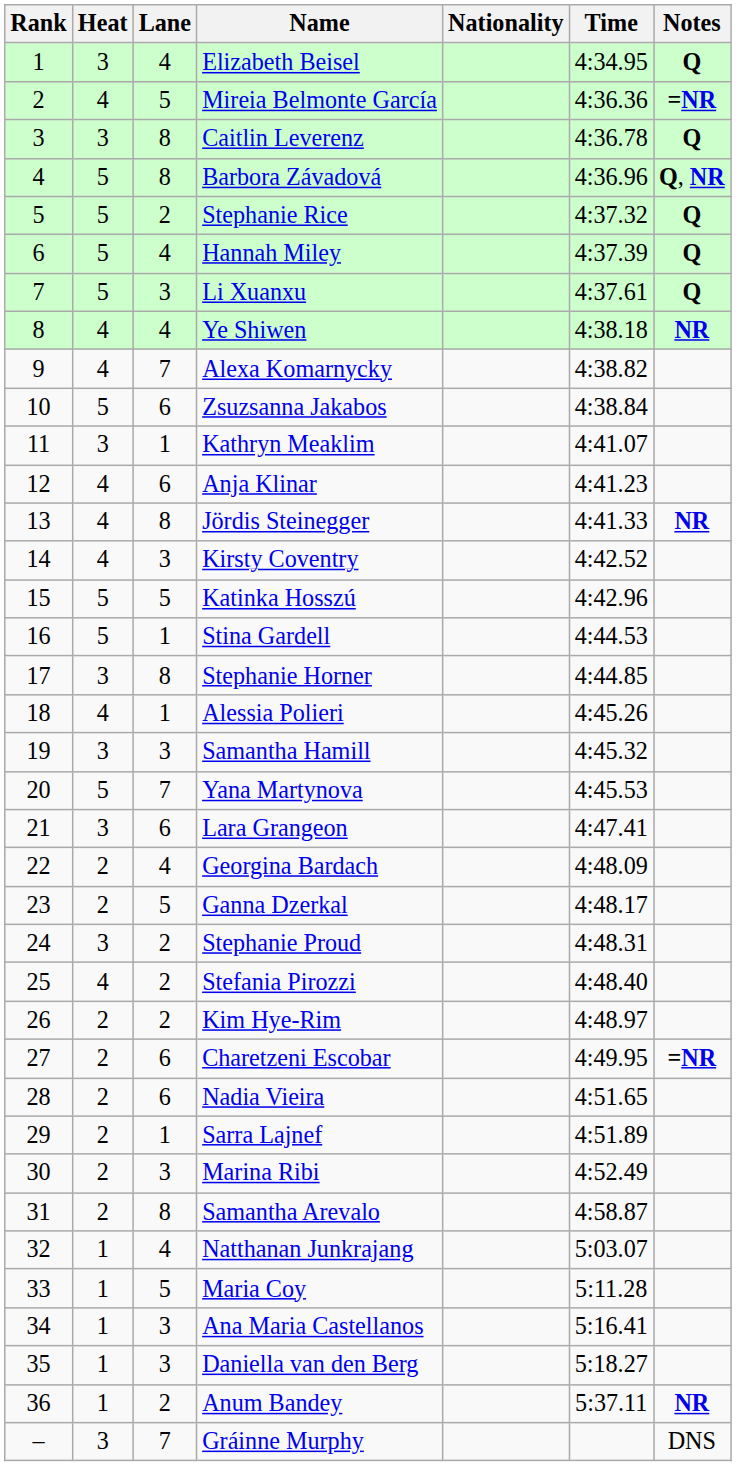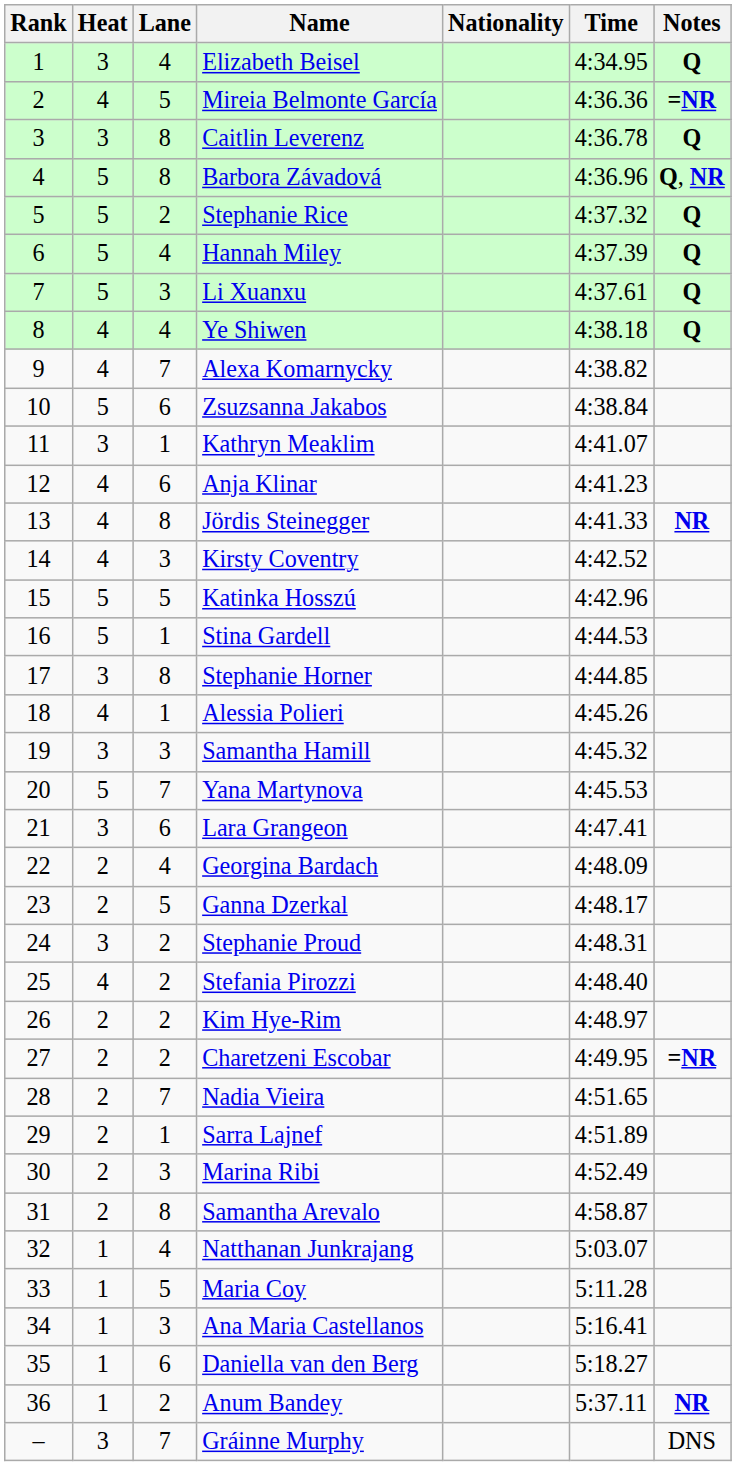(692, 330) NR -> (692, 330) Q
(165, 1058) 6 -> (165, 1058) 2
(165, 1096) 6 -> (165, 1096) 7
(165, 1364) 3 -> (165, 1364) 6
